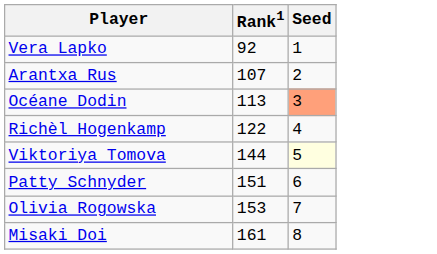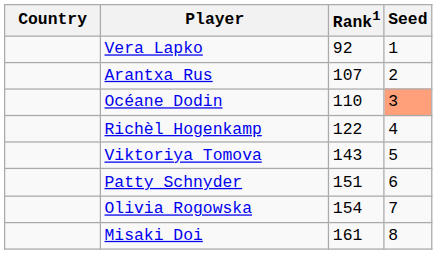+ column: (53, 20)
(252, 102) 113 -> (348, 102) 110
(252, 156) 144 -> (348, 156) 143
(297, 156) lightyellow background -> (393, 156) no background
(252, 209) 153 -> (348, 209) 154
